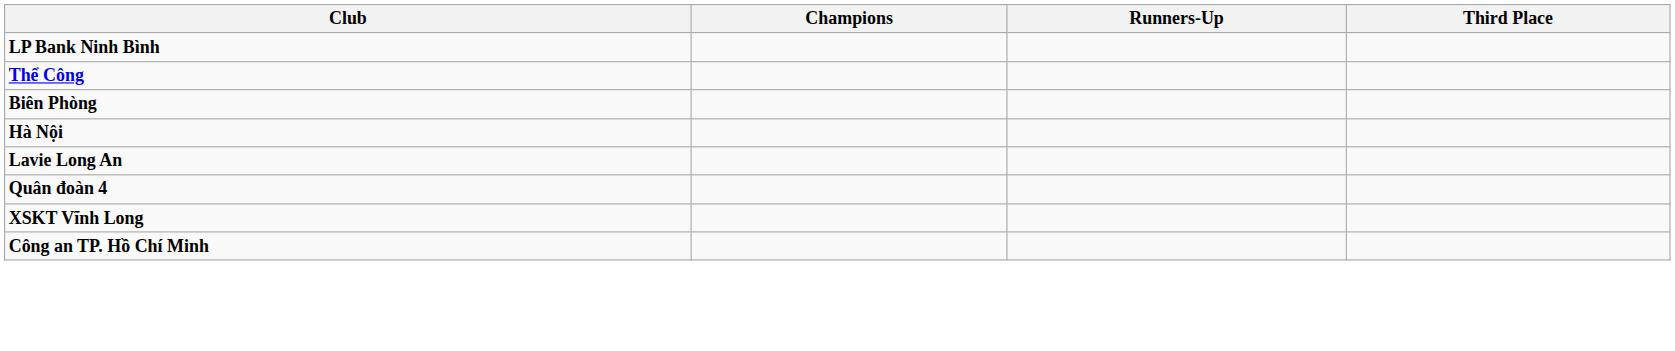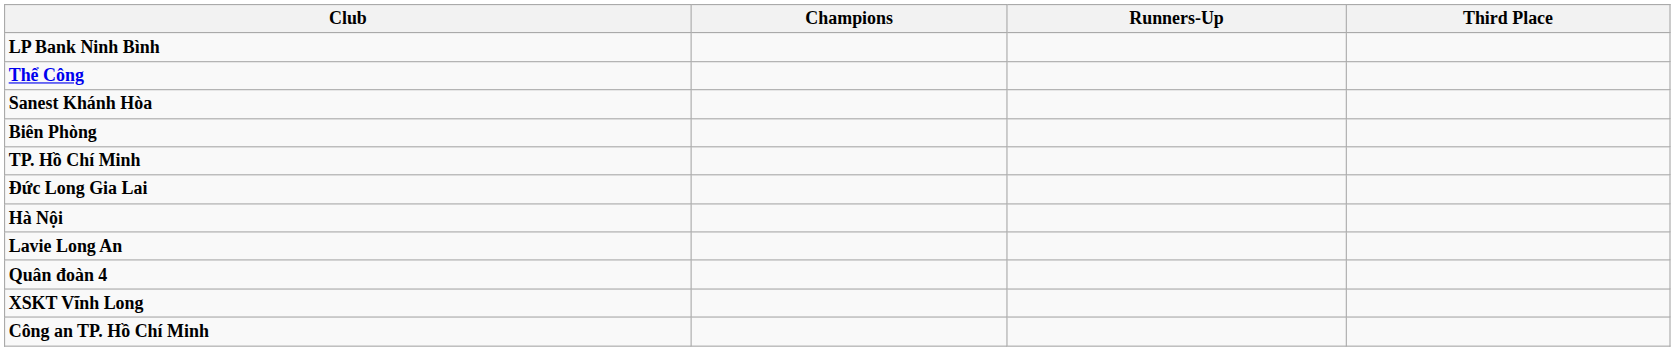+ row: (80, 103)
+ row: (75, 160)
+ row: (78, 189)
